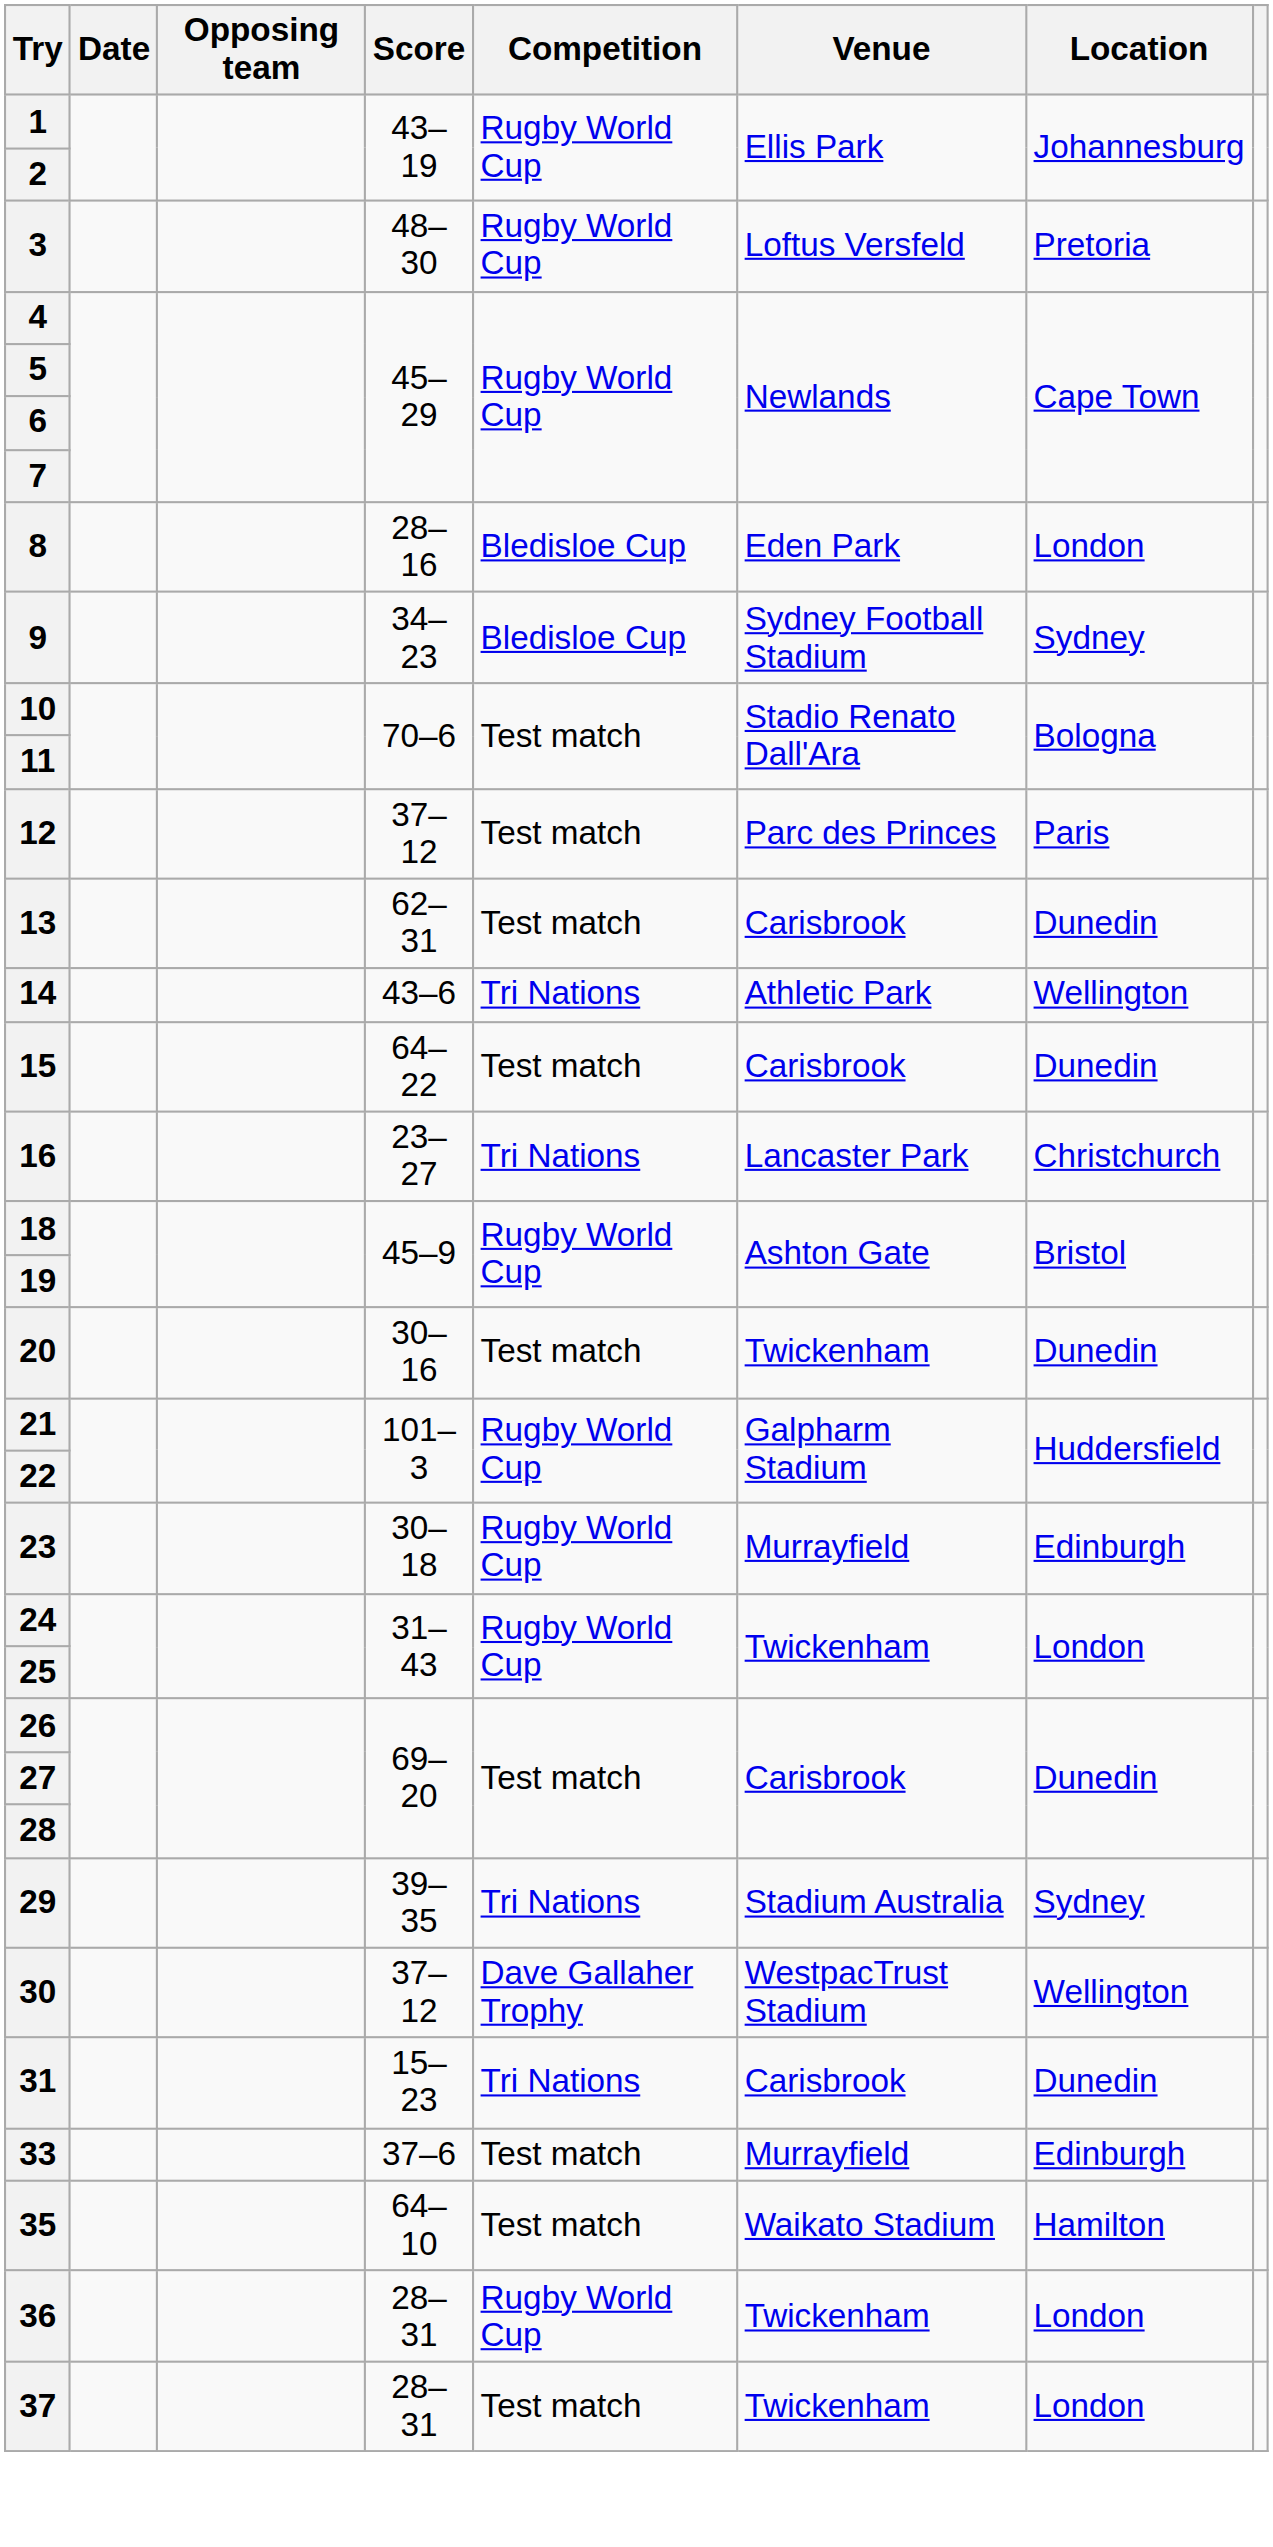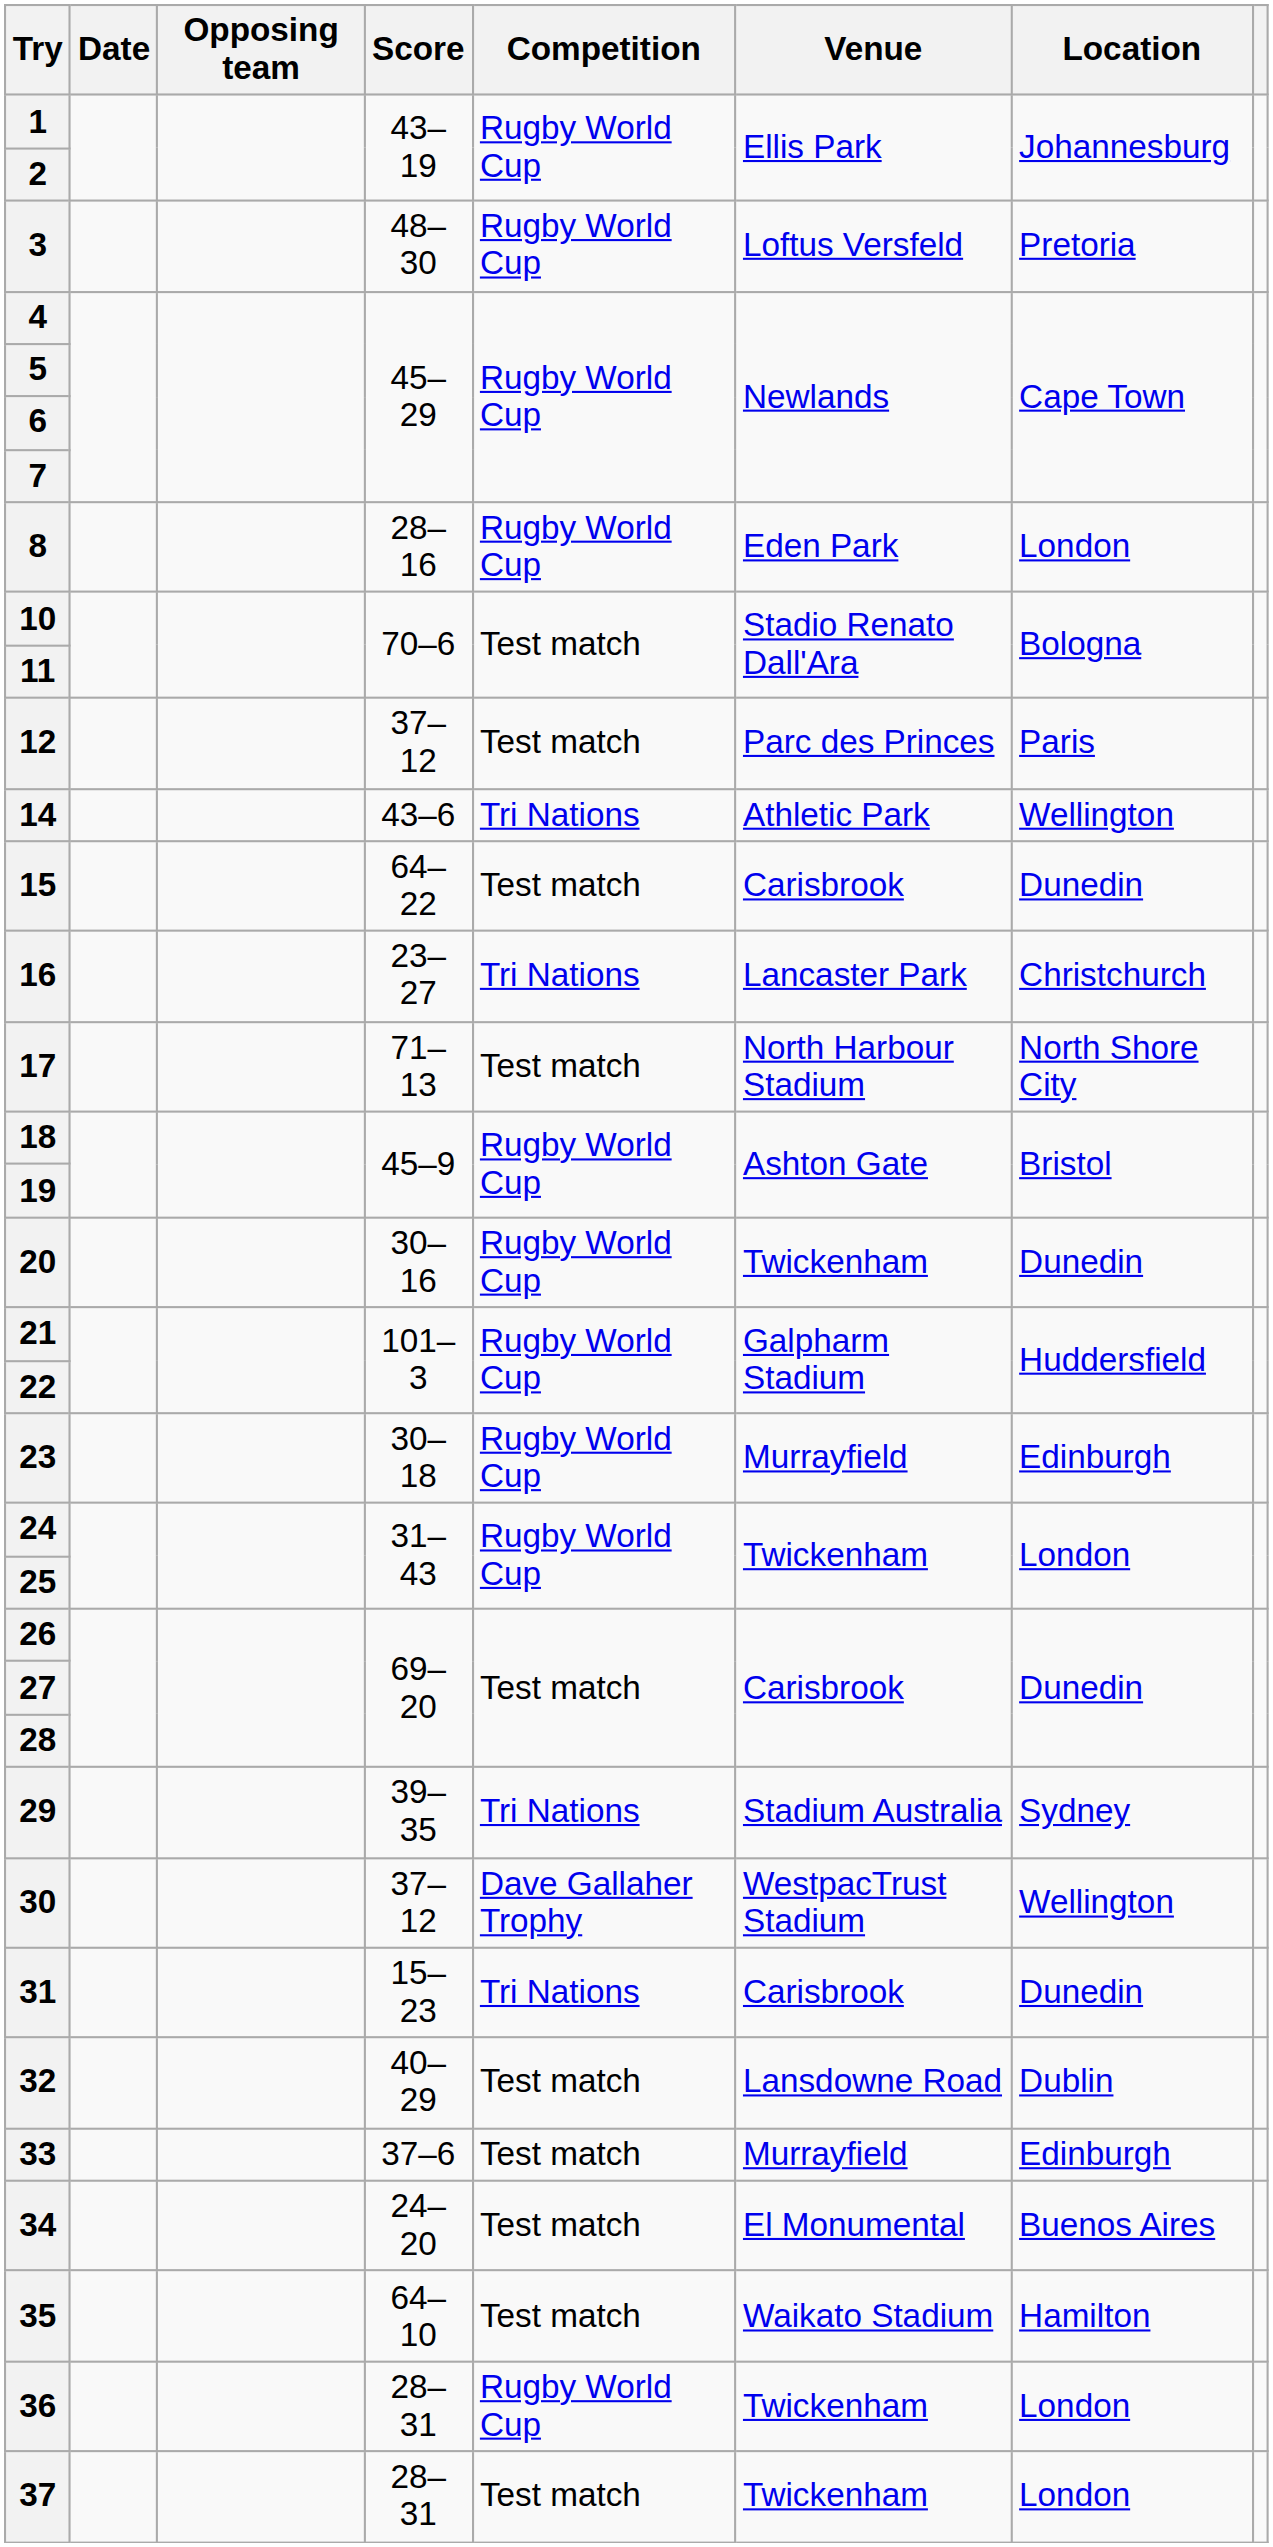(583, 546) Bledisloe Cup -> (576, 546) Rugby World Cup
- row: (38, 636)
- row: (38, 922)
+ row: (38, 1065)
(561, 1351) Test match -> (576, 1261) Rugby World Cup
+ row: (38, 2082)
+ row: (38, 2225)
